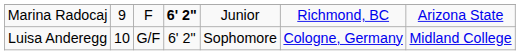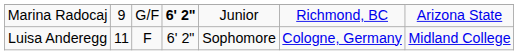(148, 15) F -> (147, 15) G/F
(122, 38) 10 -> (121, 38) 11
(148, 38) G/F -> (147, 38) F
